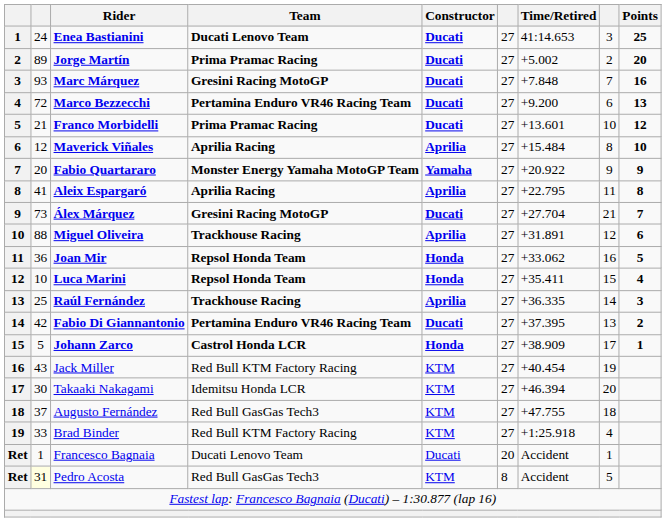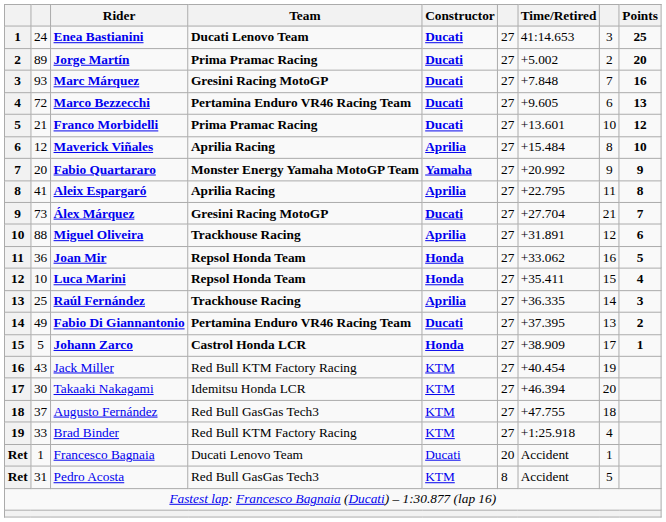(539, 103) +9.200 -> (539, 103) +9.605
(543, 169) +20.922 -> (543, 169) +20.992
(41, 322) 42 -> (41, 322) 49
(41, 476) lightyellow background -> (41, 476) no background
